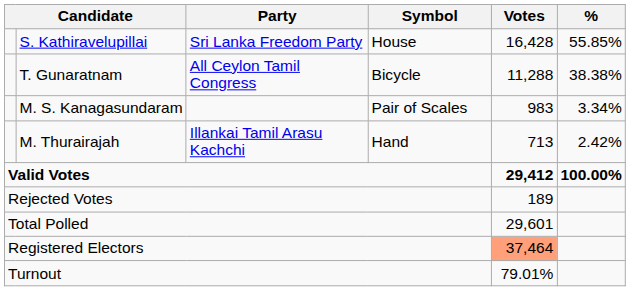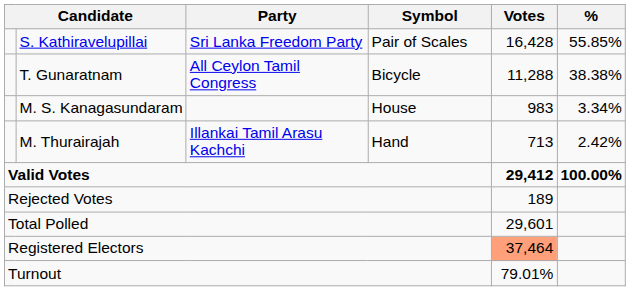(394, 41) House -> (419, 41) Pair of Scales
(419, 108) Pair of Scales -> (394, 108) House
